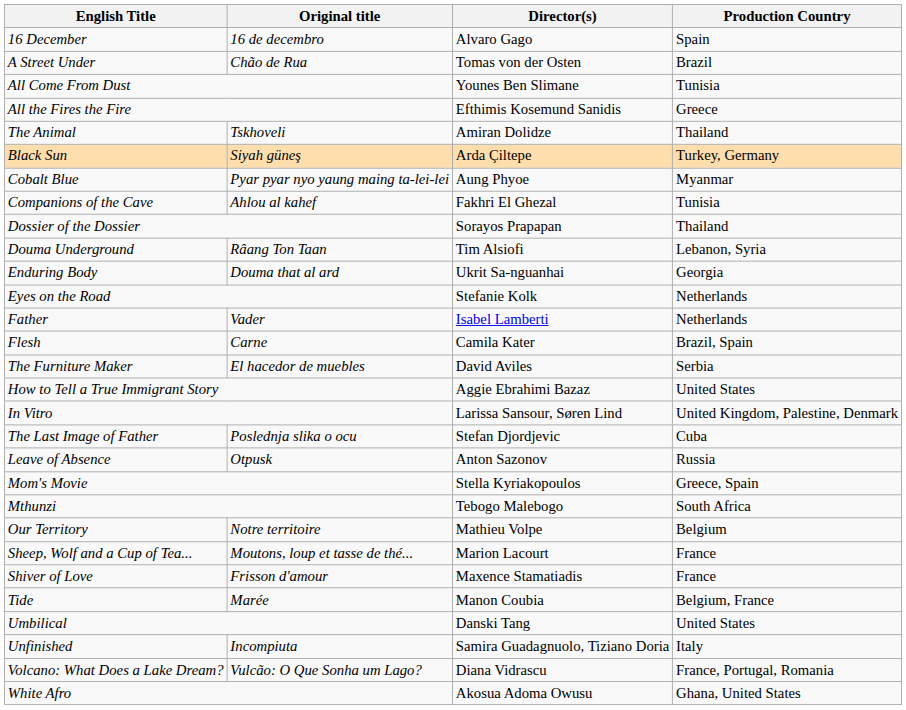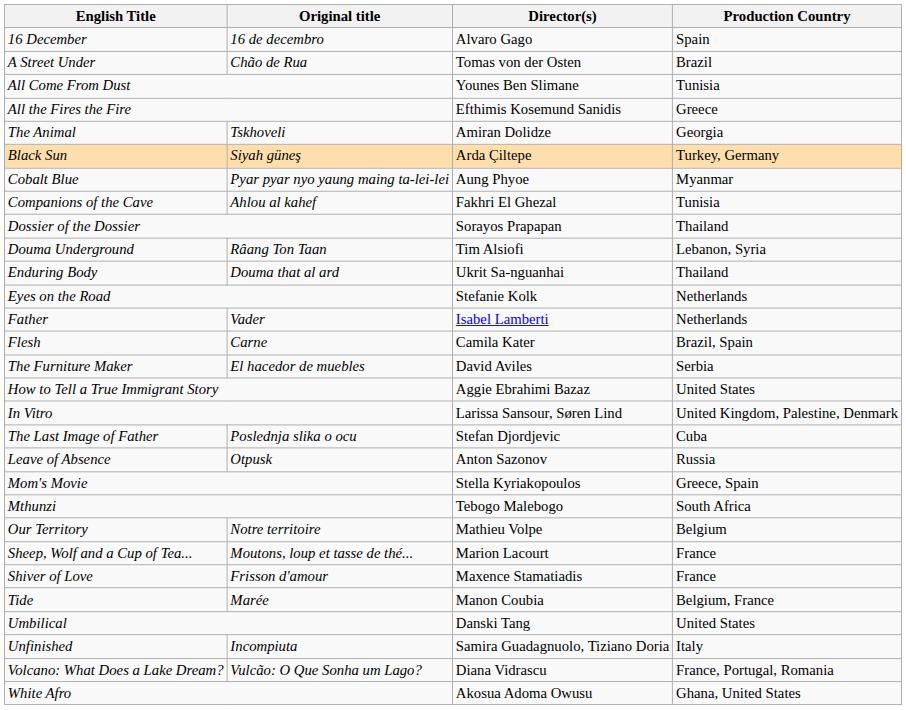(702, 132) Thailand -> (700, 132) Georgia
(700, 272) Georgia -> (702, 272) Thailand
